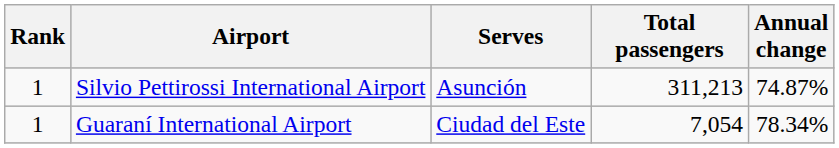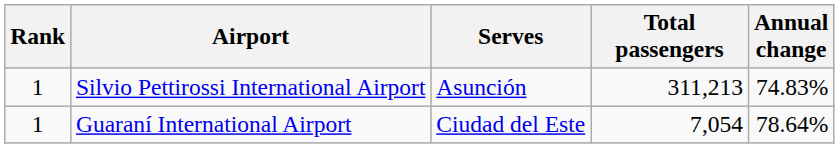(792, 86) 74.87% -> (792, 86) 74.83%
(792, 124) 78.34% -> (792, 124) 78.64%
